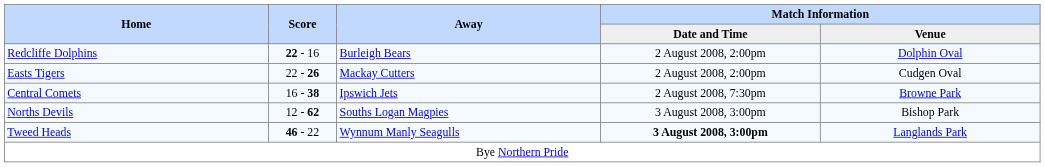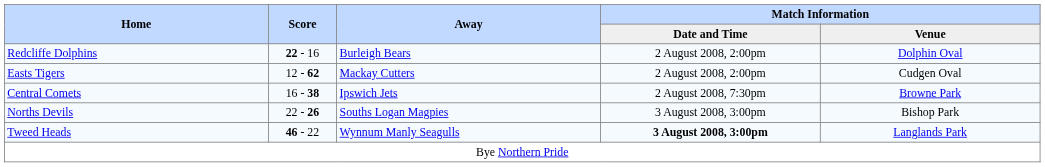(302, 73) 22 - 26 -> (302, 73) 12 - 62
(302, 112) 12 - 62 -> (302, 112) 22 - 26
